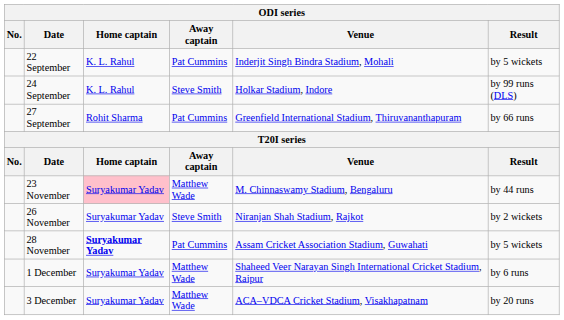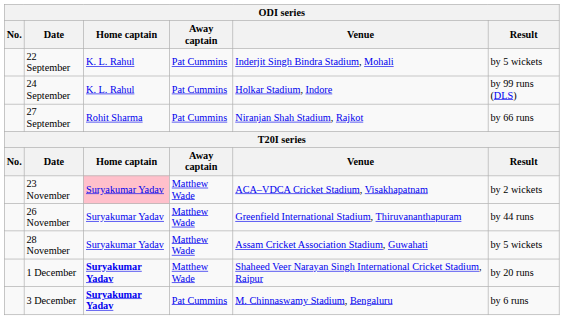(197, 90) Steve Smith -> (199, 90) Pat Cummins
(348, 117) Greenfield International Stadium, Thiruvananthapuram -> (299, 117) Niranjan Shah Stadium, Rajkot
(314, 189) M. Chinnaswamy Stadium, Bengaluru -> (332, 189) ACA–VDCA Cricket Stadium, Visakhapatnam
(512, 189) by 44 runs -> (516, 189) by 2 wickets
(197, 217) Steve Smith -> (190, 217) Matthew Wade
(299, 217) Niranjan Shah Stadium, Rajkot -> (348, 217) Greenfield International Stadium, Thiruvananthapuram
(516, 217) by 2 wickets -> (512, 217) by 44 runs
(114, 245) bold -> (125, 245) normal
(199, 245) Pat Cummins -> (190, 245) Matthew Wade
(125, 272) normal -> (114, 272) bold
(510, 272) by 6 runs -> (512, 272) by 20 runs
(125, 300) normal -> (114, 300) bold
(190, 300) Matthew Wade -> (199, 300) Pat Cummins
(332, 300) ACA–VDCA Cricket Stadium, Visakhapatnam -> (314, 300) M. Chinnaswamy Stadium, Bengaluru
(512, 300) by 20 runs -> (510, 300) by 6 runs
